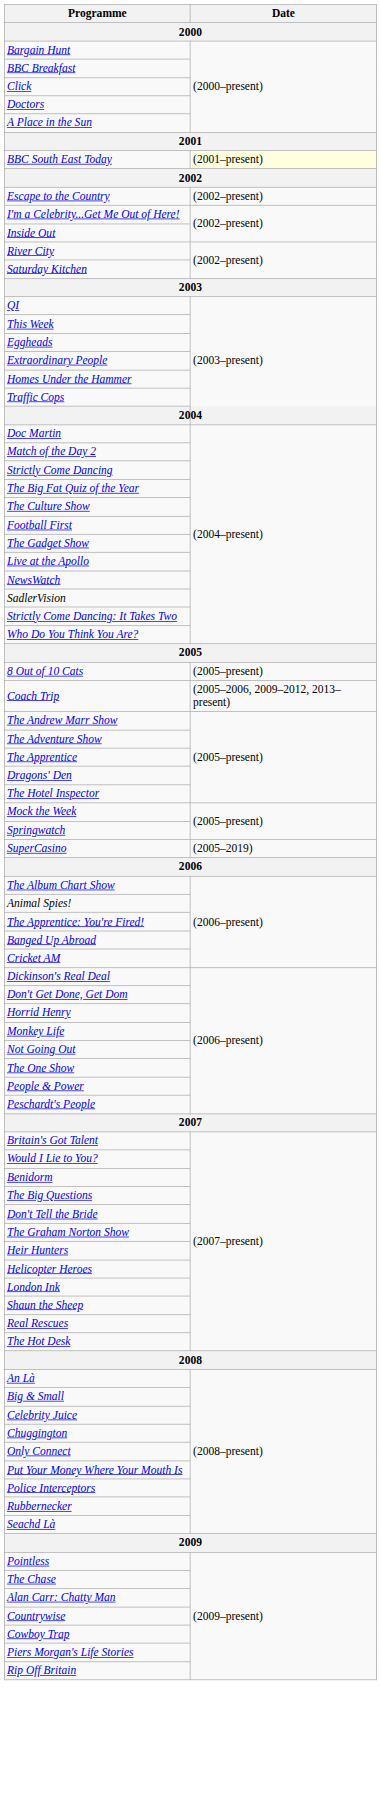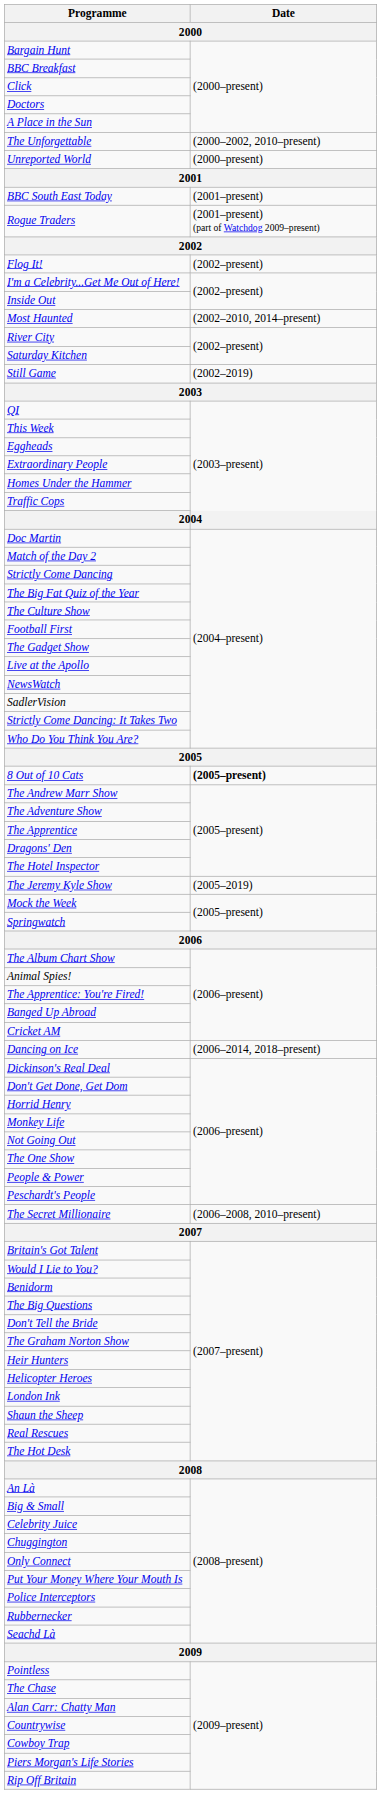+ row: (49, 141)
+ row: (49, 159)
(228, 159) lightyellow background -> (228, 196) no background
+ row: (41, 221)
- row: (58, 196)
+ row: (25, 264)
+ row: (40, 318)
+ row: (31, 373)
(228, 671) normal -> (229, 775) bold
- row: (33, 696)
+ row: (59, 885)
- row: (37, 848)
+ row: (43, 1049)
+ row: (59, 1214)
